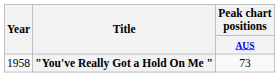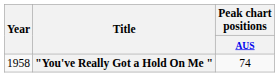(245, 63) 73 -> (245, 63) 74
